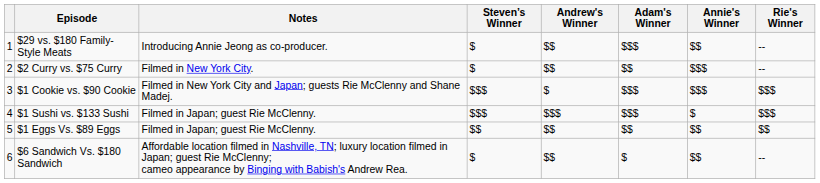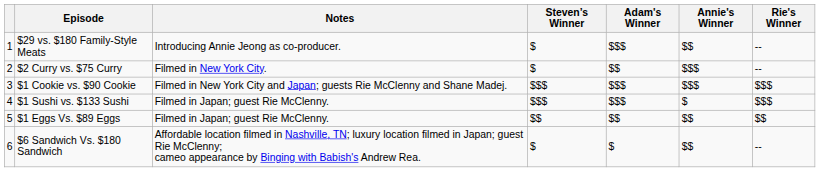- column: (580, 18)
